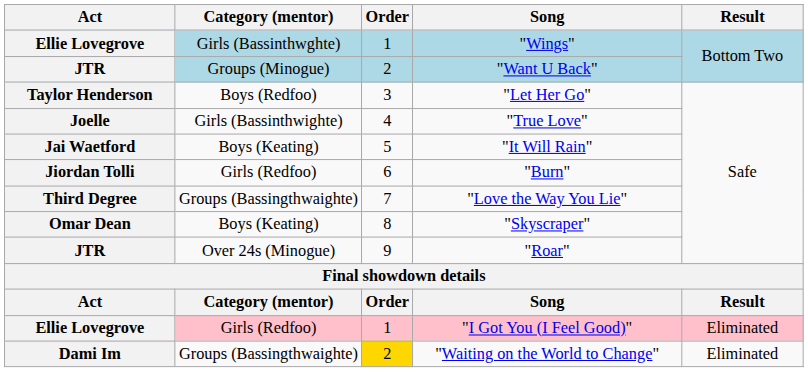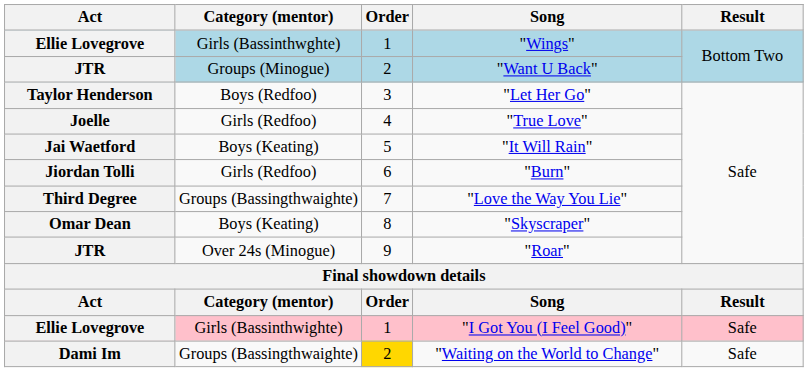(269, 120) Girls (Bassinthwighte) -> (269, 120) Girls (Redfoo)
(269, 328) Girls (Redfoo) -> (269, 328) Girls (Bassinthwighte)
(742, 328) Eliminated -> (742, 328) Safe
(742, 353) Eliminated -> (742, 353) Safe
